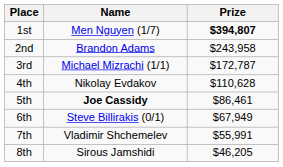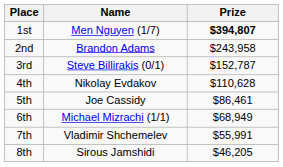(115, 65) Michael Mizrachi (1/1) -> (115, 65) Steve Billirakis (0/1)
(233, 65) $172,787 -> (233, 65) $152,787
(115, 100) bold -> (115, 100) normal
(115, 118) Steve Billirakis (0/1) -> (115, 118) Michael Mizrachi (1/1)
(233, 118) $67,949 -> (233, 118) $68,949
